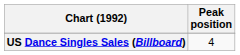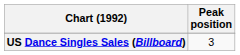(211, 42) 4 -> (211, 42) 3
